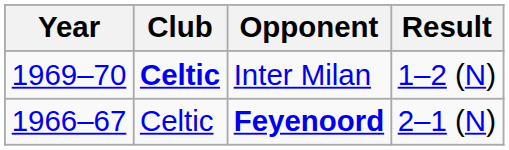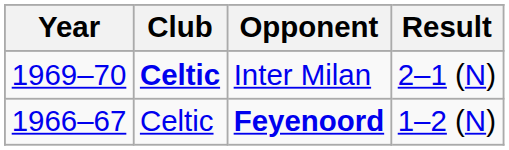(447, 74) 1–2 (N) -> (447, 74) 2–1 (N)
(447, 121) 2–1 (N) -> (447, 121) 1–2 (N)
